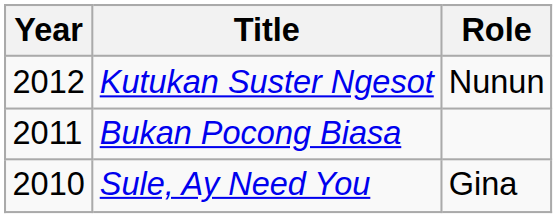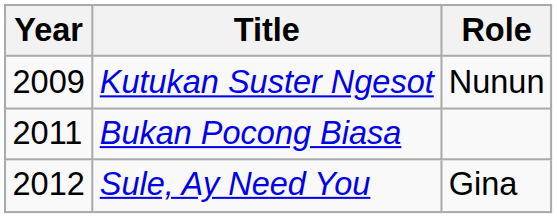(49, 81) 2012 -> (49, 81) 2009
(49, 184) 2010 -> (49, 184) 2012
